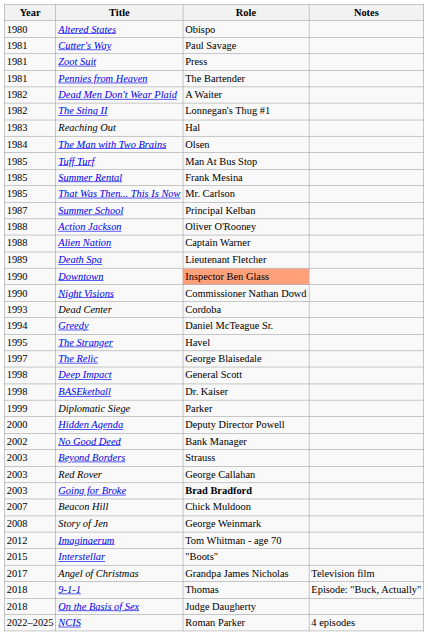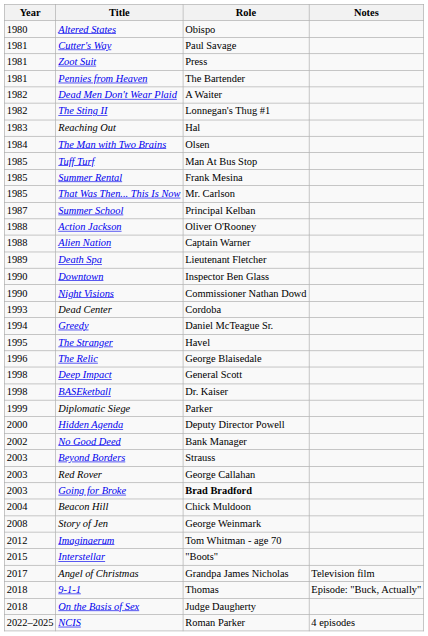(227, 276) lightsalmon background -> (227, 276) no background
(17, 359) 1997 -> (17, 359) 1996
(17, 507) 2007 -> (17, 507) 2004
